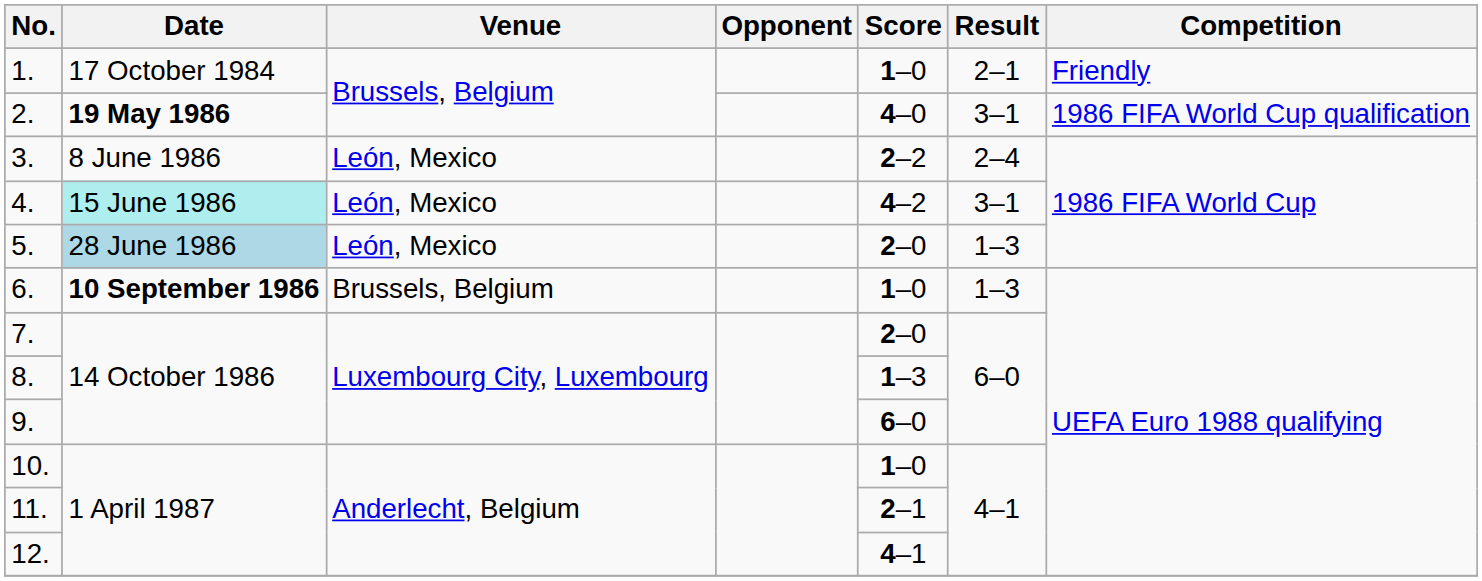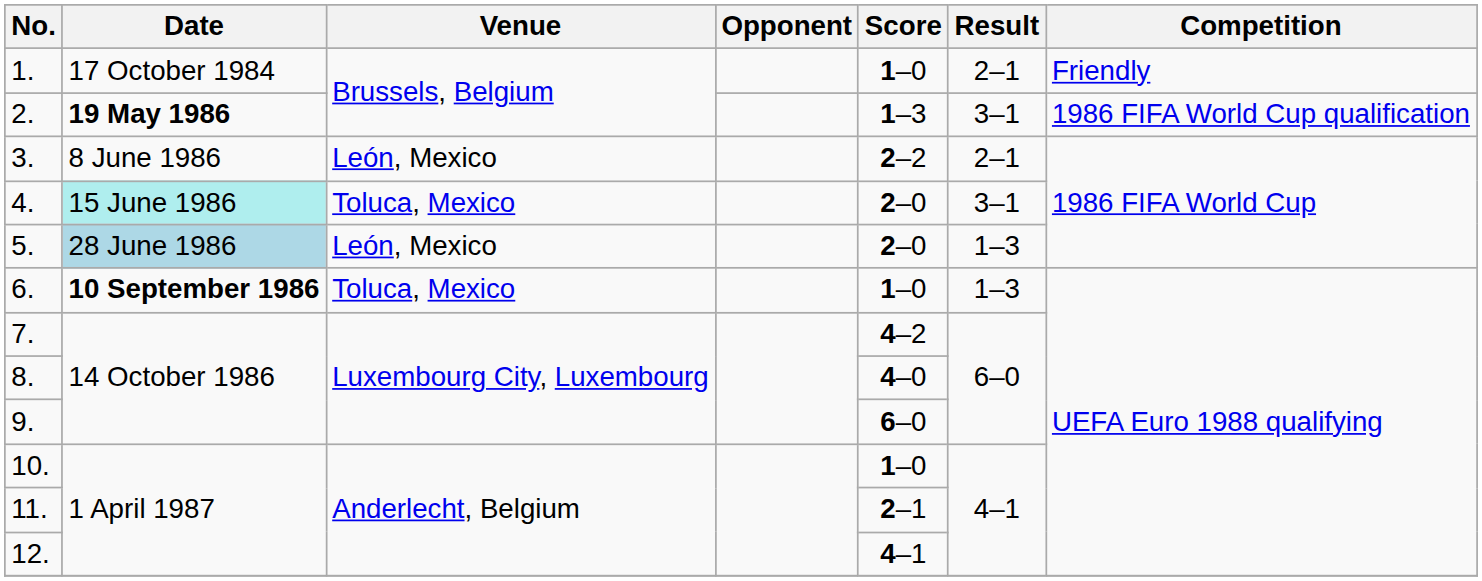(903, 114) 4–0 -> (903, 114) 1–3
(997, 158) 2–4 -> (997, 158) 2–1
(415, 202) León, Mexico -> (424, 202) Toluca, Mexico
(903, 202) 4–2 -> (903, 202) 2–0
(443, 289) Brussels, Belgium -> (424, 289) Toluca, Mexico
(903, 333) 2–0 -> (903, 333) 4–2
(903, 377) 1–3 -> (903, 377) 4–0
